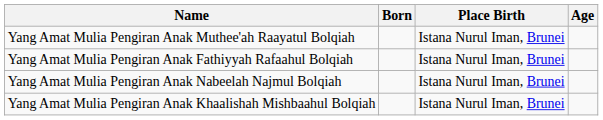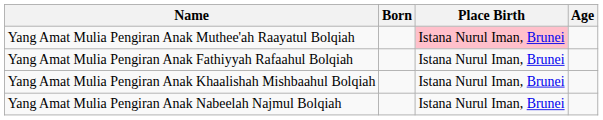(492, 37) no background -> (492, 37) pink background
rows swapped: (192, 103) <-> (175, 81)
